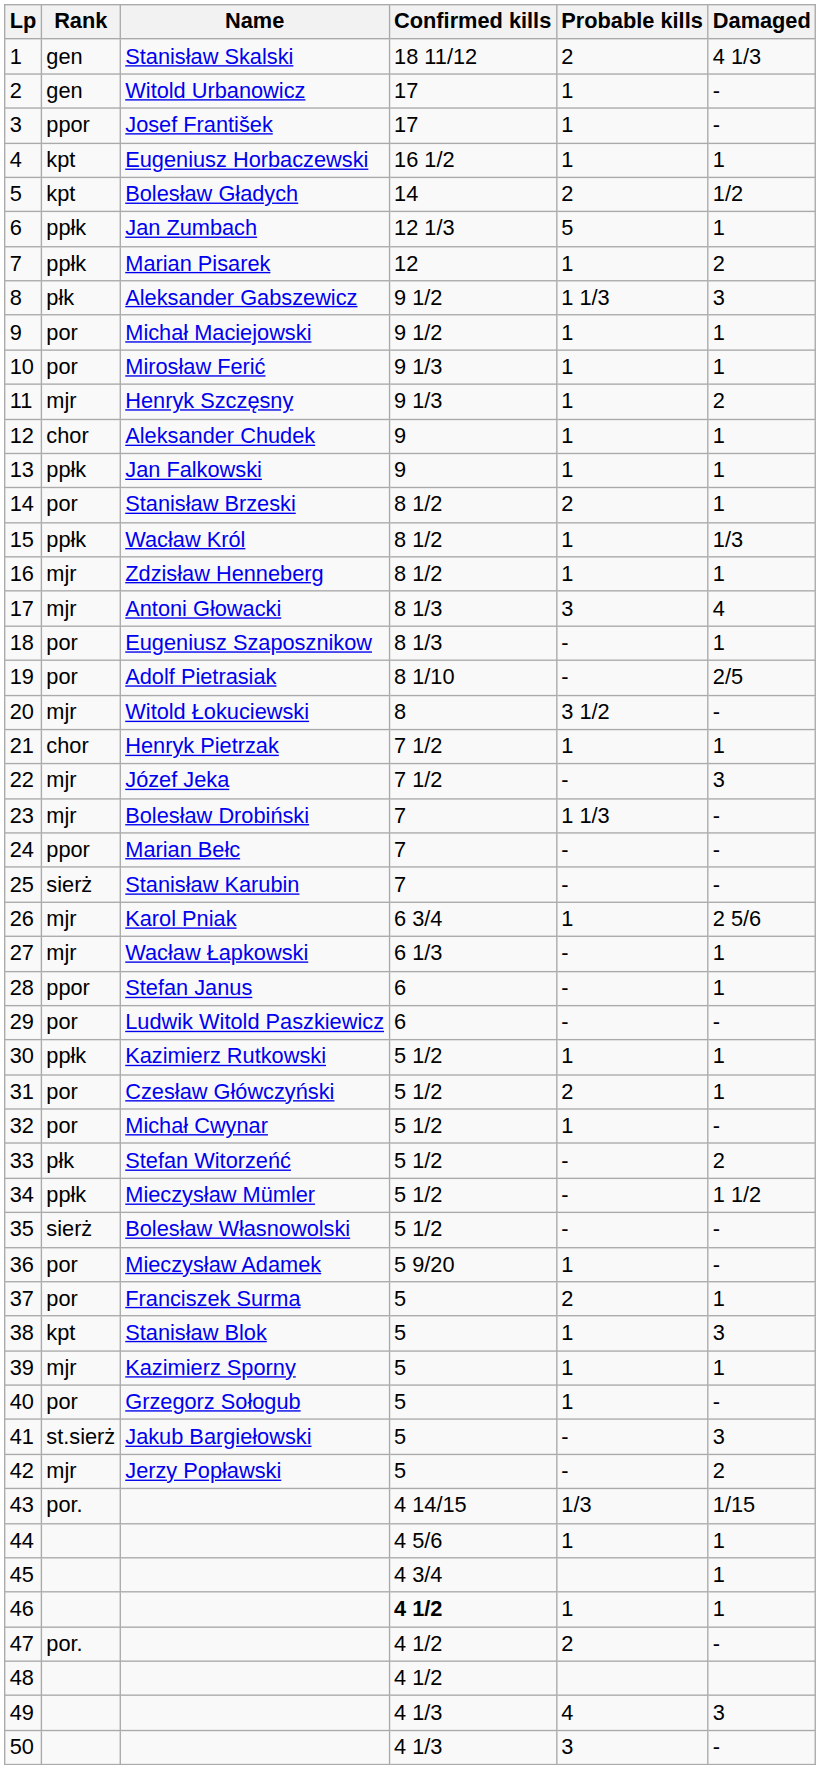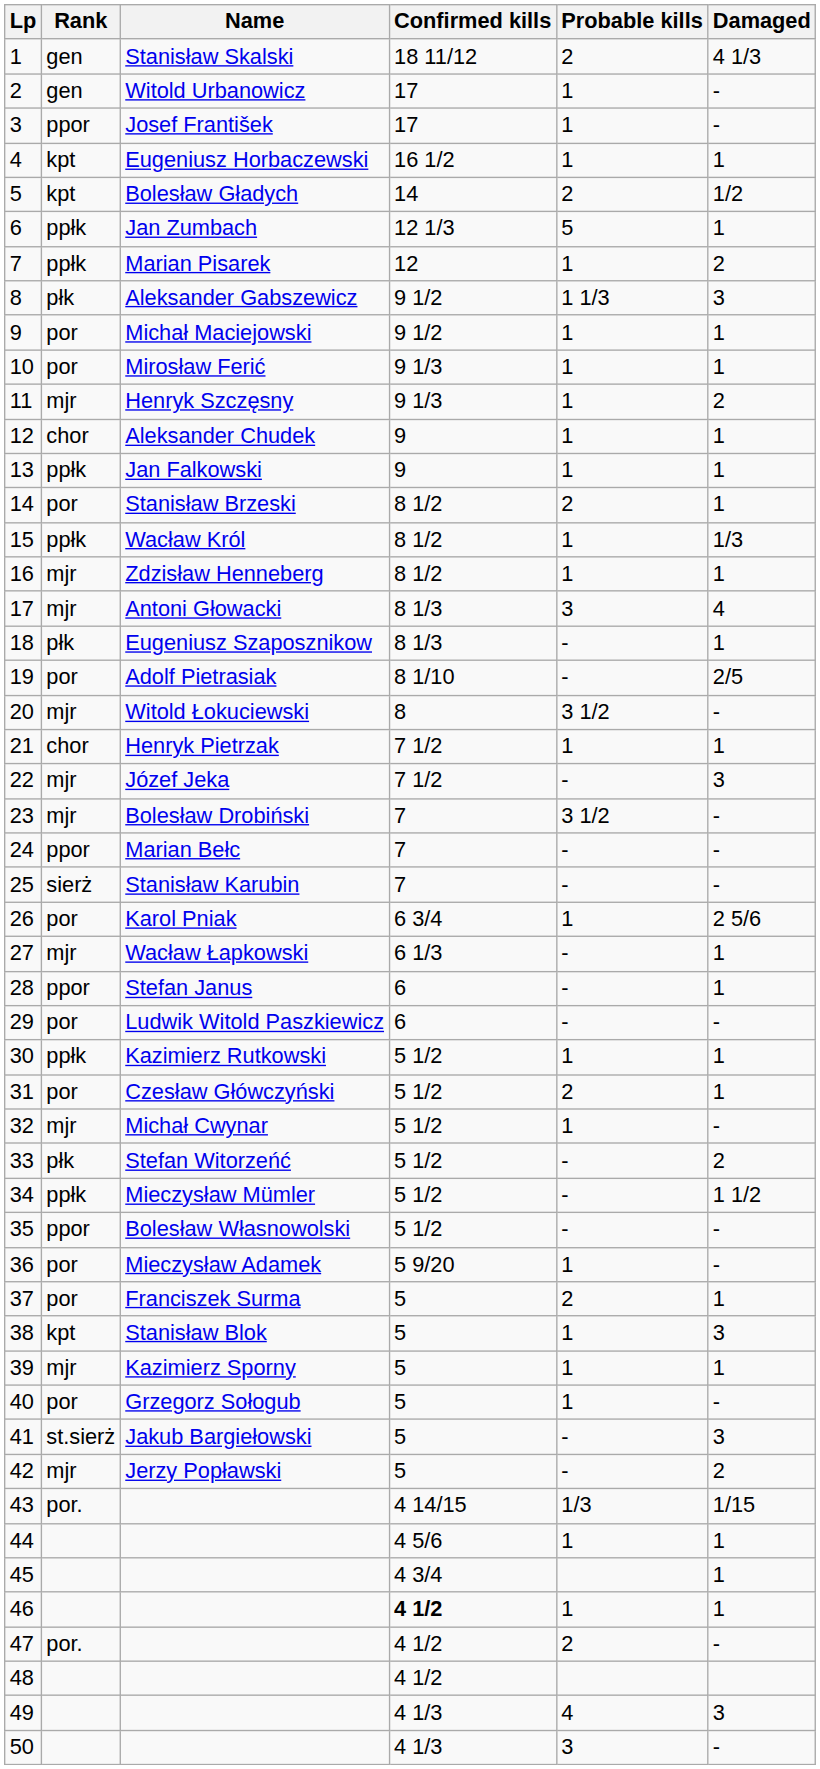(62, 642) por -> (60, 642) płk
(585, 815) 1 1/3 -> (585, 815) 3 1/2
(61, 919) mjr -> (62, 919) por
(62, 1126) por -> (61, 1126) mjr
(69, 1229) sierż -> (68, 1229) ppor
